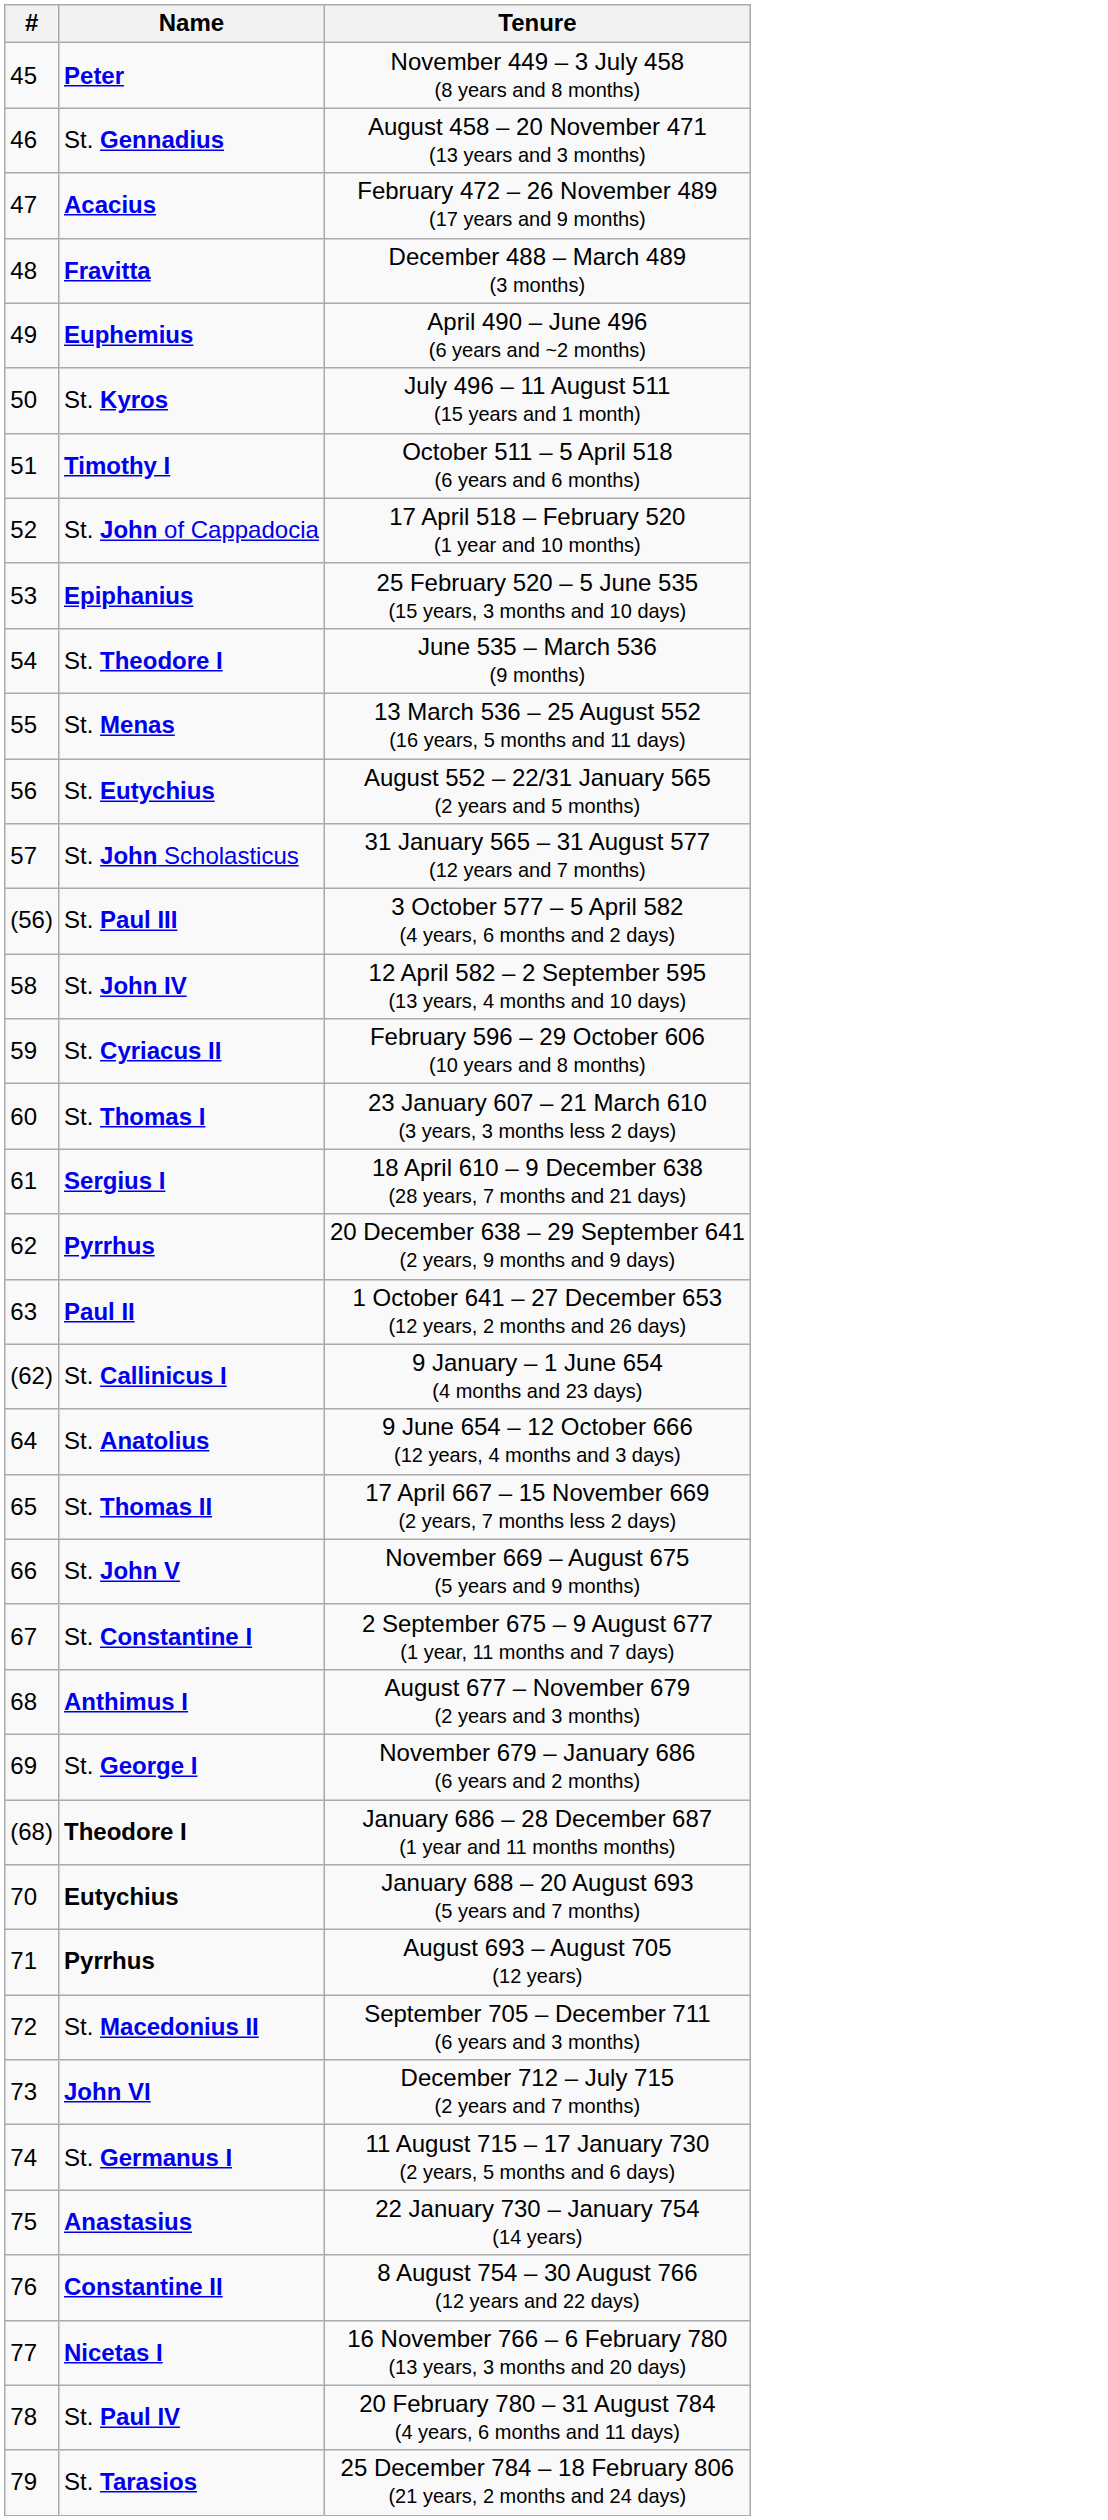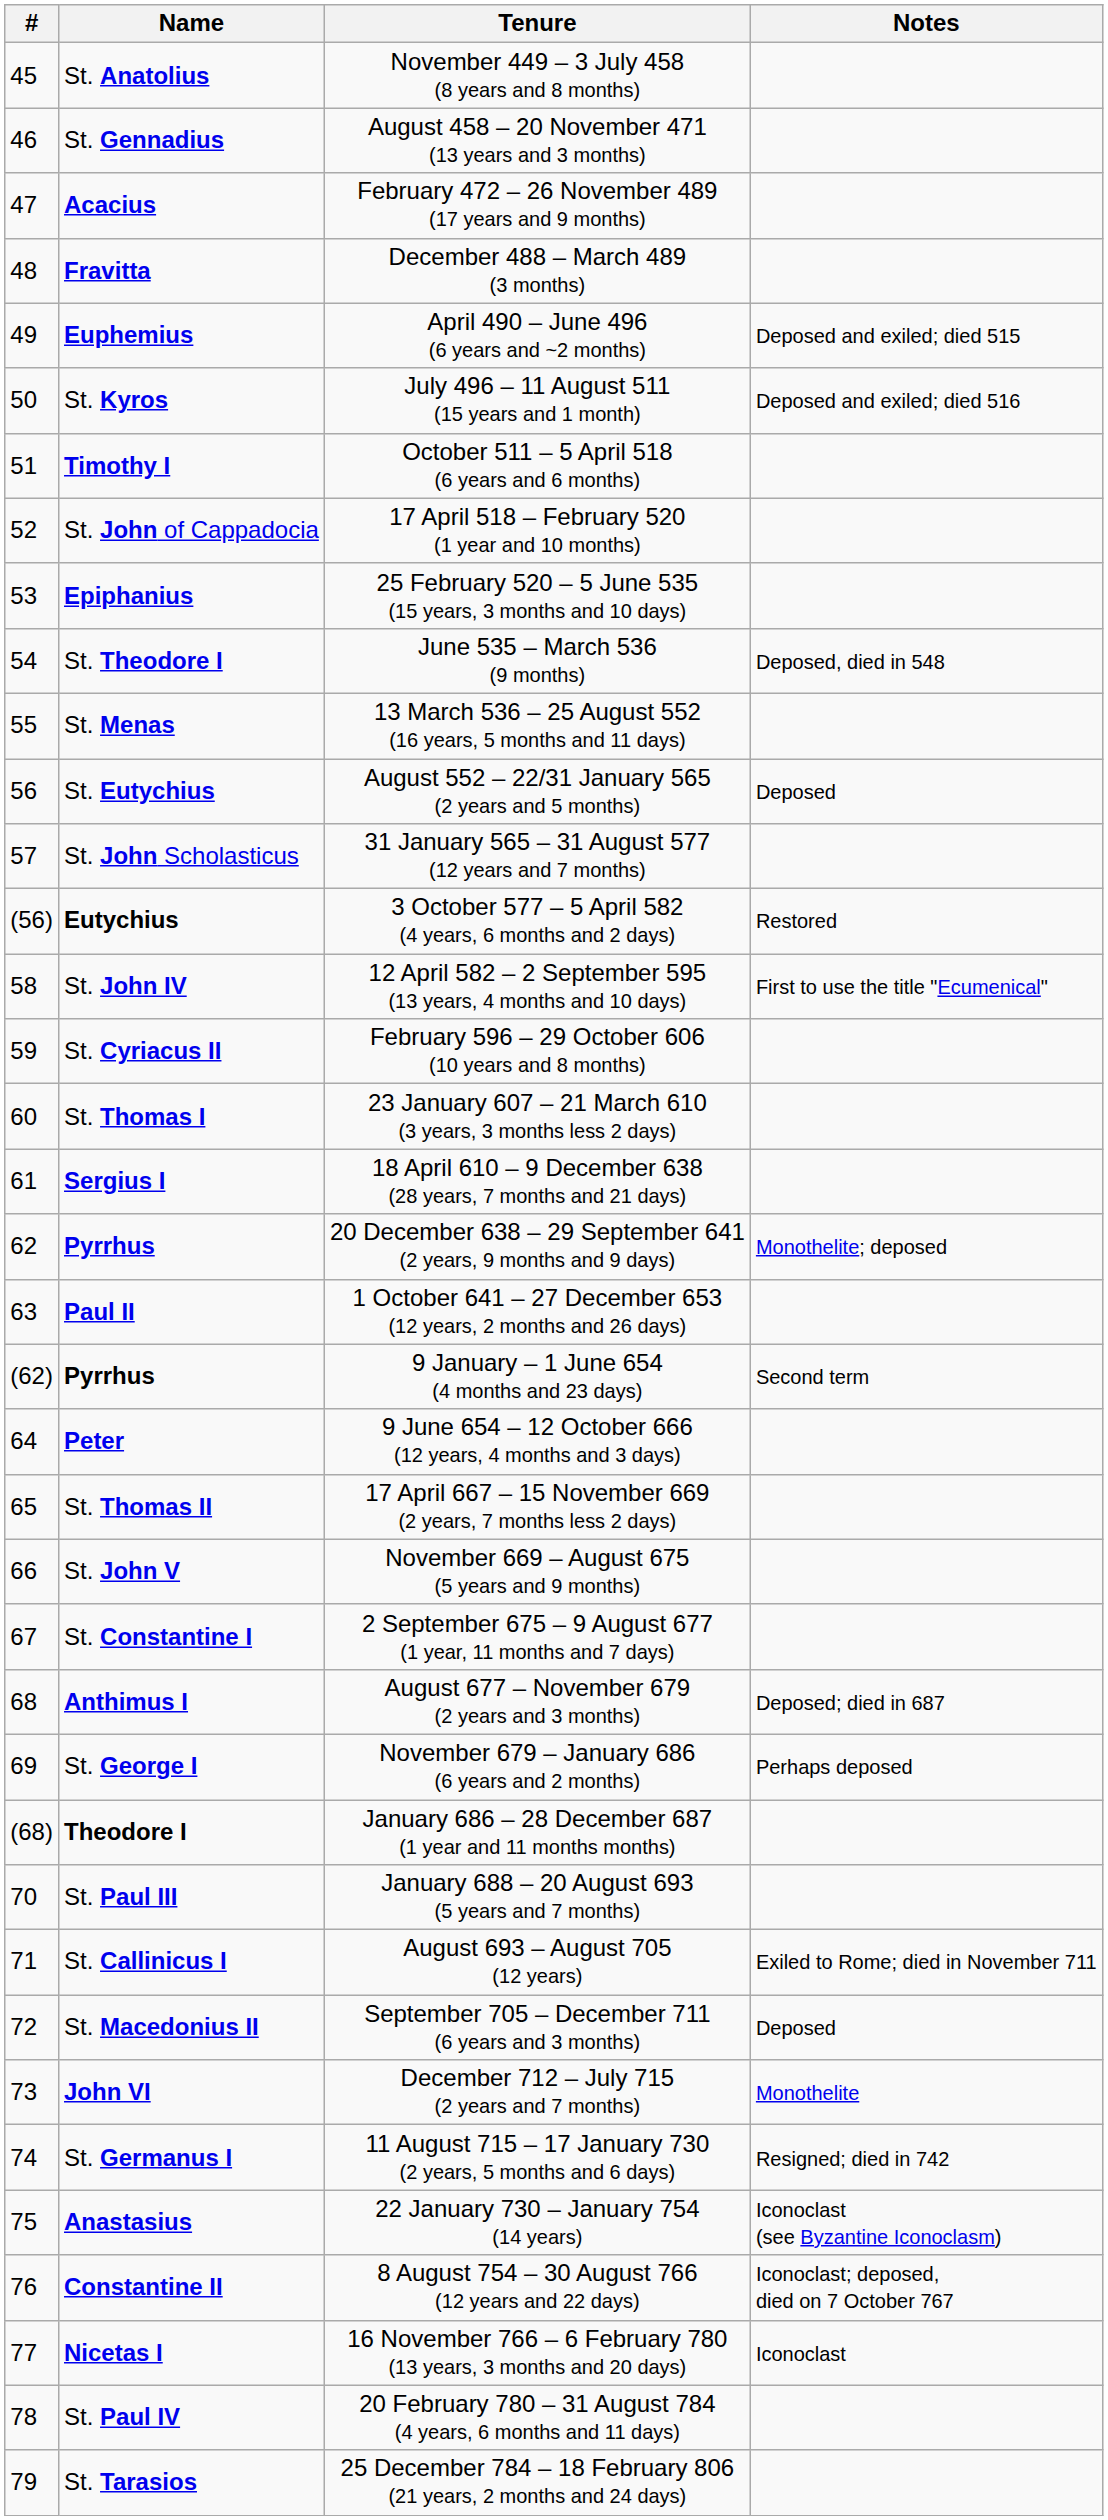+ column: (926, 23)
(94, 75) Peter -> (137, 75) St. Anatolius
(121, 920) St. Paul III -> (121, 920) Eutychius
(145, 1376) St. Callinicus I -> (109, 1376) Pyrrhus
(137, 1441) St. Anatolius -> (94, 1441) Peter
(121, 1896) Eutychius -> (121, 1896) St. Paul III
(109, 1961) Pyrrhus -> (145, 1961) St. Callinicus I
